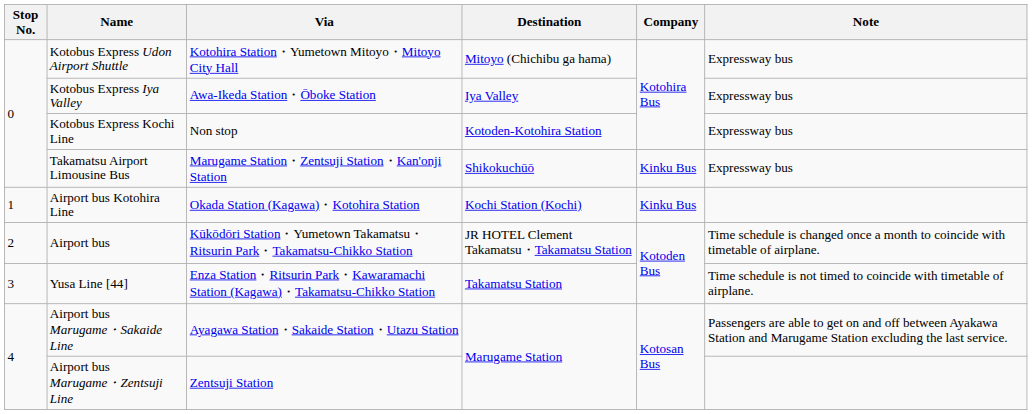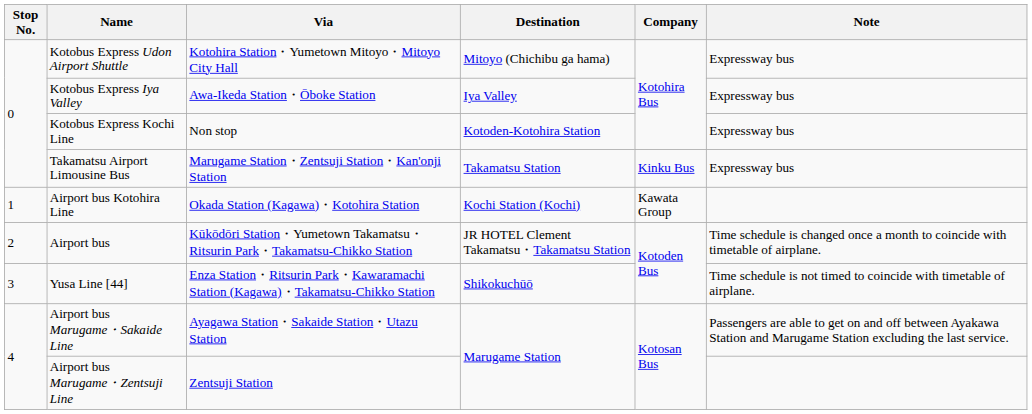(500, 168) Shikokuchūō -> (512, 168) Takamatsu Station
(668, 205) Kinku Bus -> (658, 205) Kawata Group
(513, 283) Takamatsu Station -> (498, 283) Shikokuchūō
